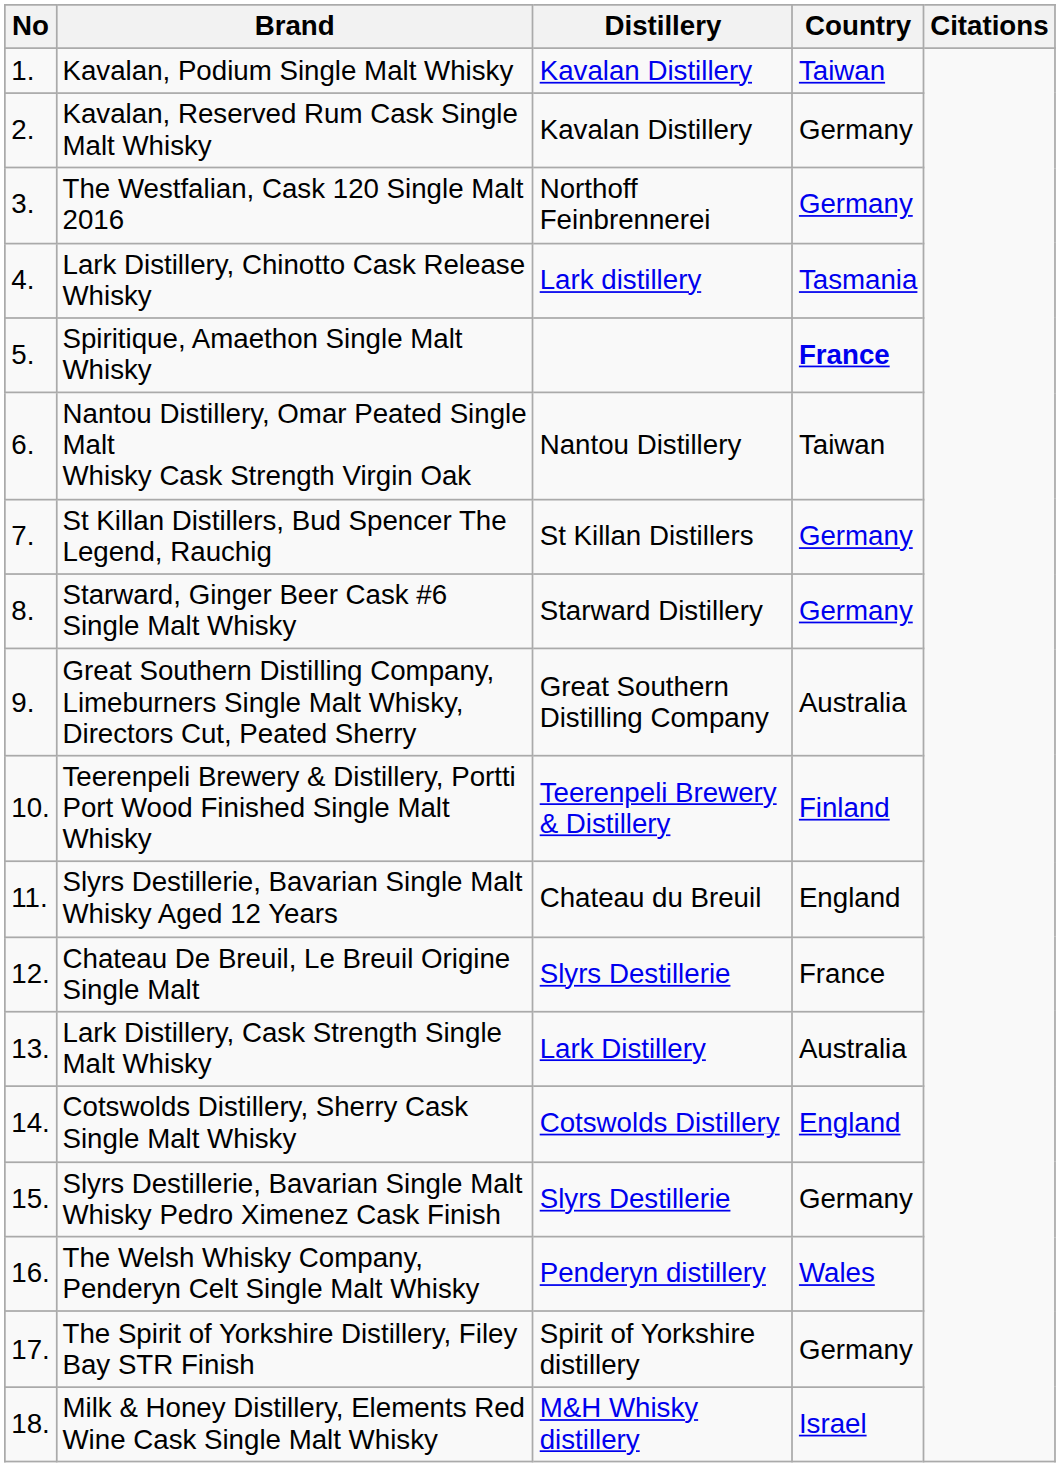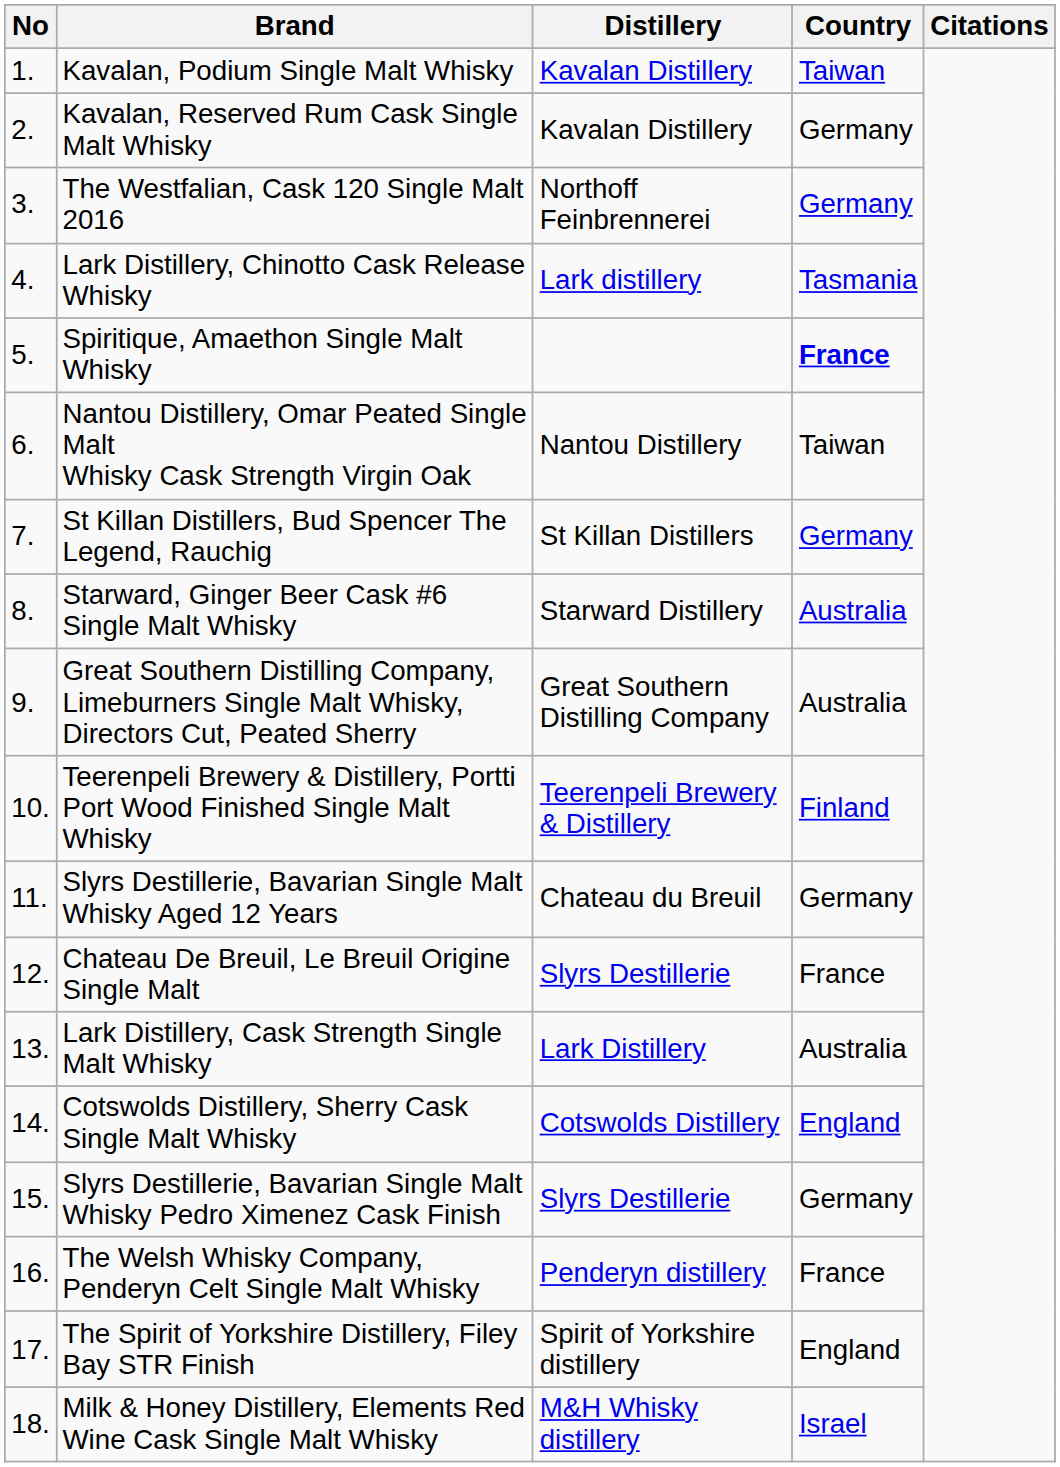(856, 611) Germany -> (853, 611) Australia
(850, 898) England -> (856, 898) Germany
(837, 1273) Wales -> (842, 1273) France
(856, 1348) Germany -> (850, 1348) England
